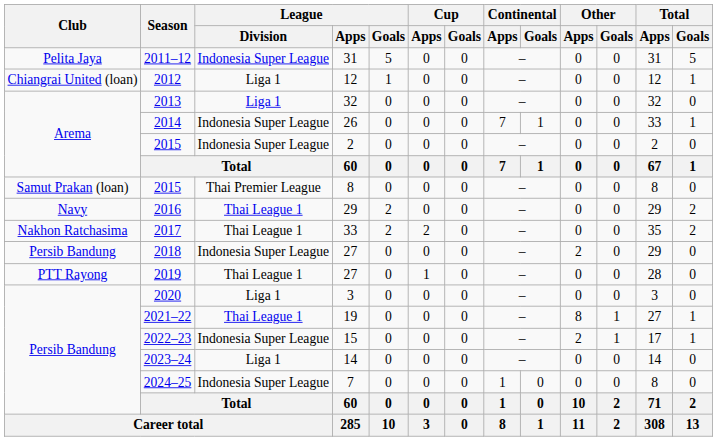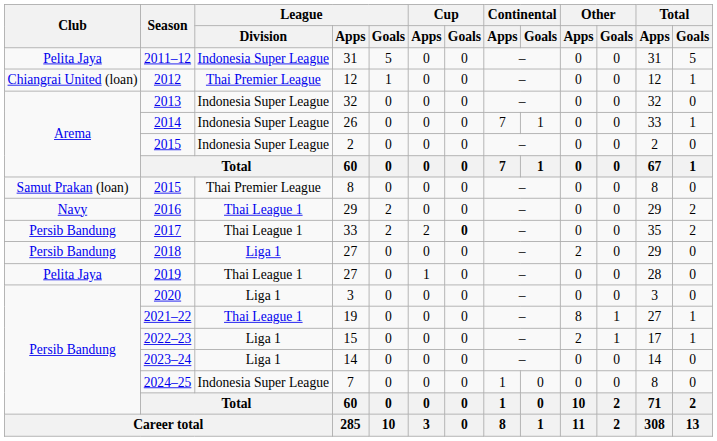(263, 79) Liga 1 -> (263, 79) Thai Premier League
(263, 101) Liga 1 -> (263, 101) Indonesia Super League
(73, 230) Nakhon Ratchasima -> (73, 230) Persib Bandung
(464, 230) normal -> (464, 230) bold
(263, 252) Indonesia Super League -> (263, 252) Liga 1
(73, 274) PTT Rayong -> (73, 274) Pelita Jaya
(263, 338) Indonesia Super League -> (263, 338) Liga 1
